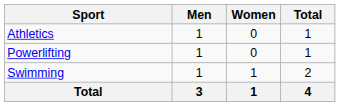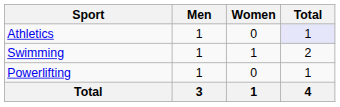(308, 34) no background -> (308, 34) lavender background
rows swapped: (39, 53) <-> (36, 73)
